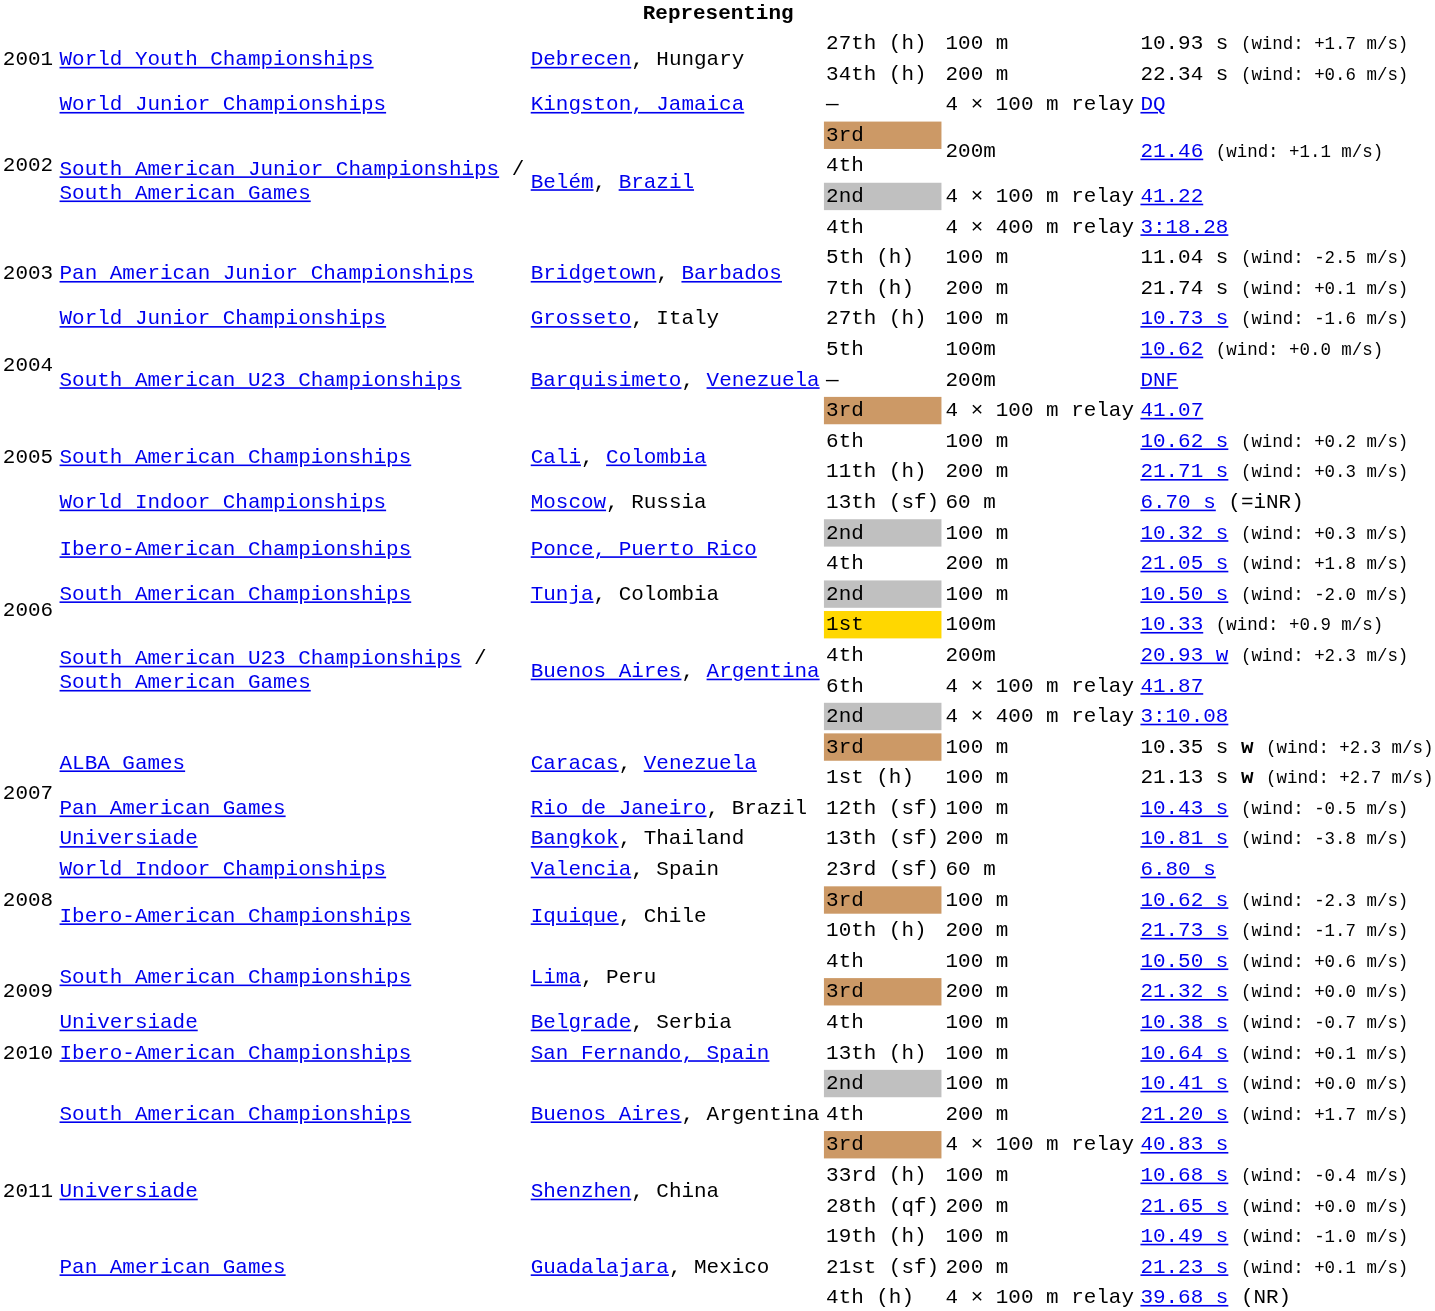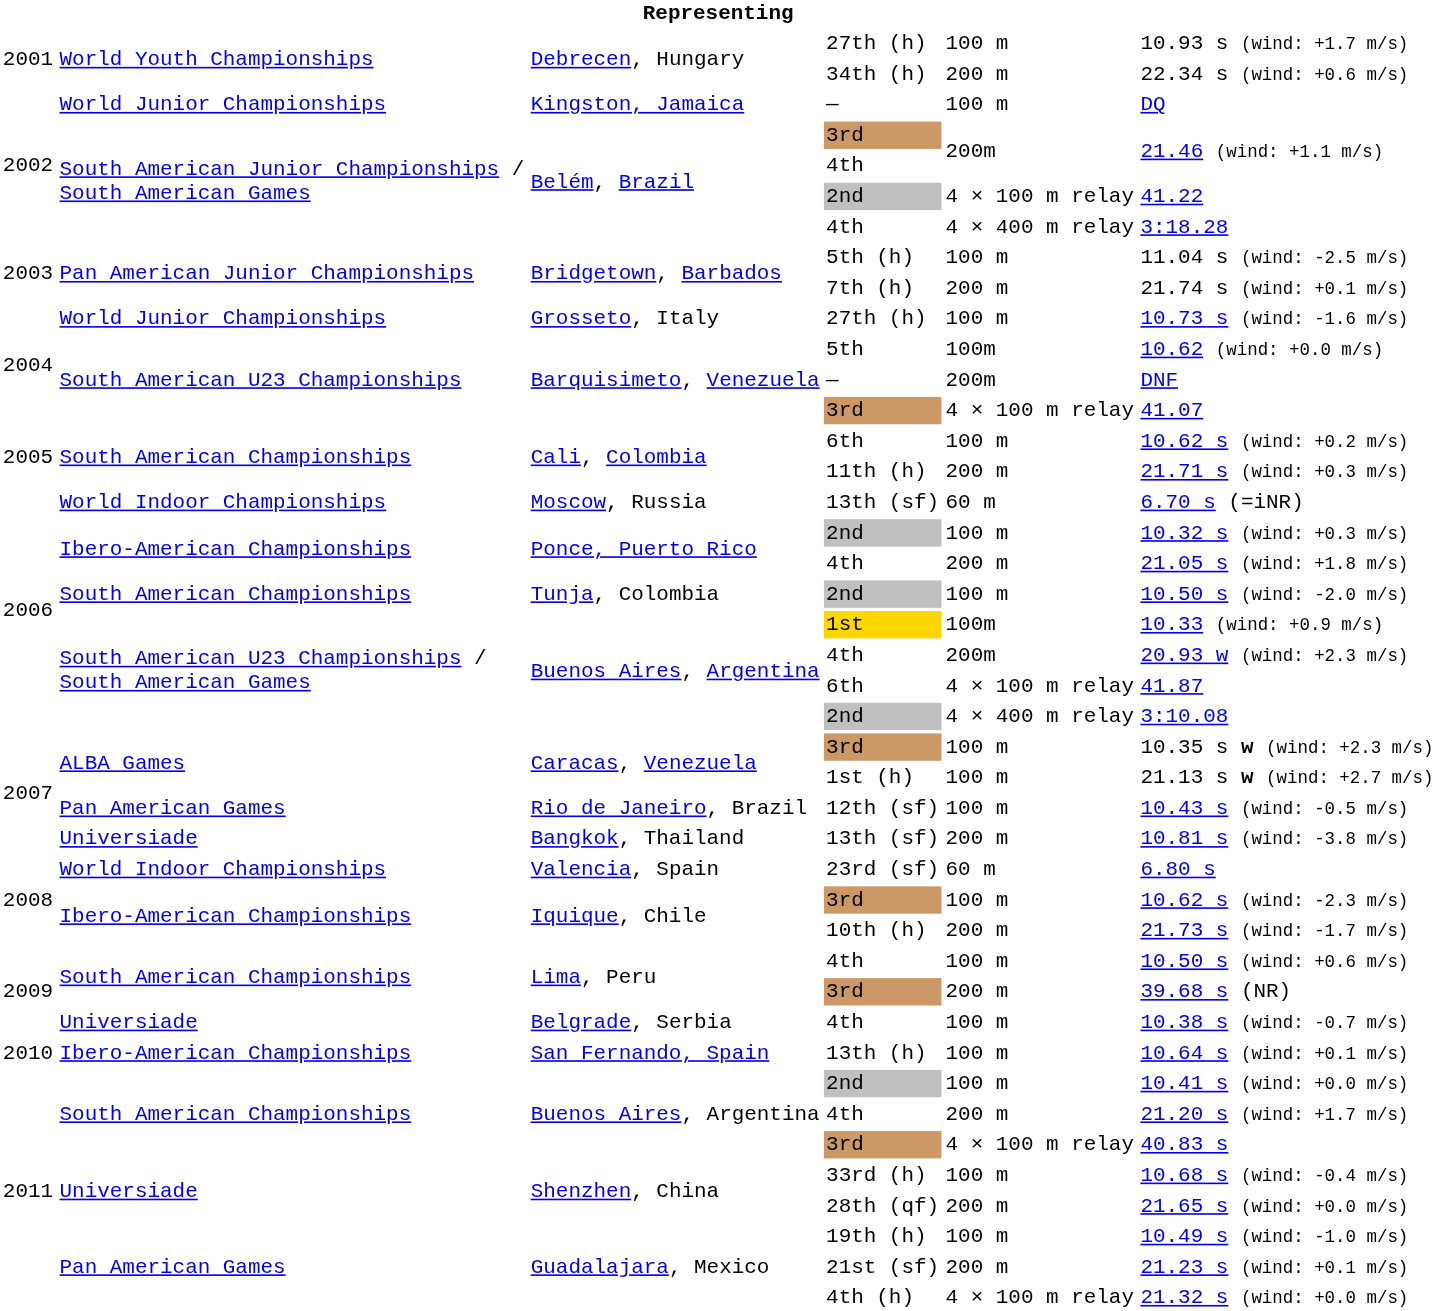(1040, 105) 4 × 100 m relay -> (977, 105) 100 m
(1274, 992) 21.32 s (wind: +0.0 m/s) -> (1216, 992) 39.68 s (NR)
(1216, 1298) 39.68 s (NR) -> (1274, 1298) 21.32 s (wind: +0.0 m/s)
